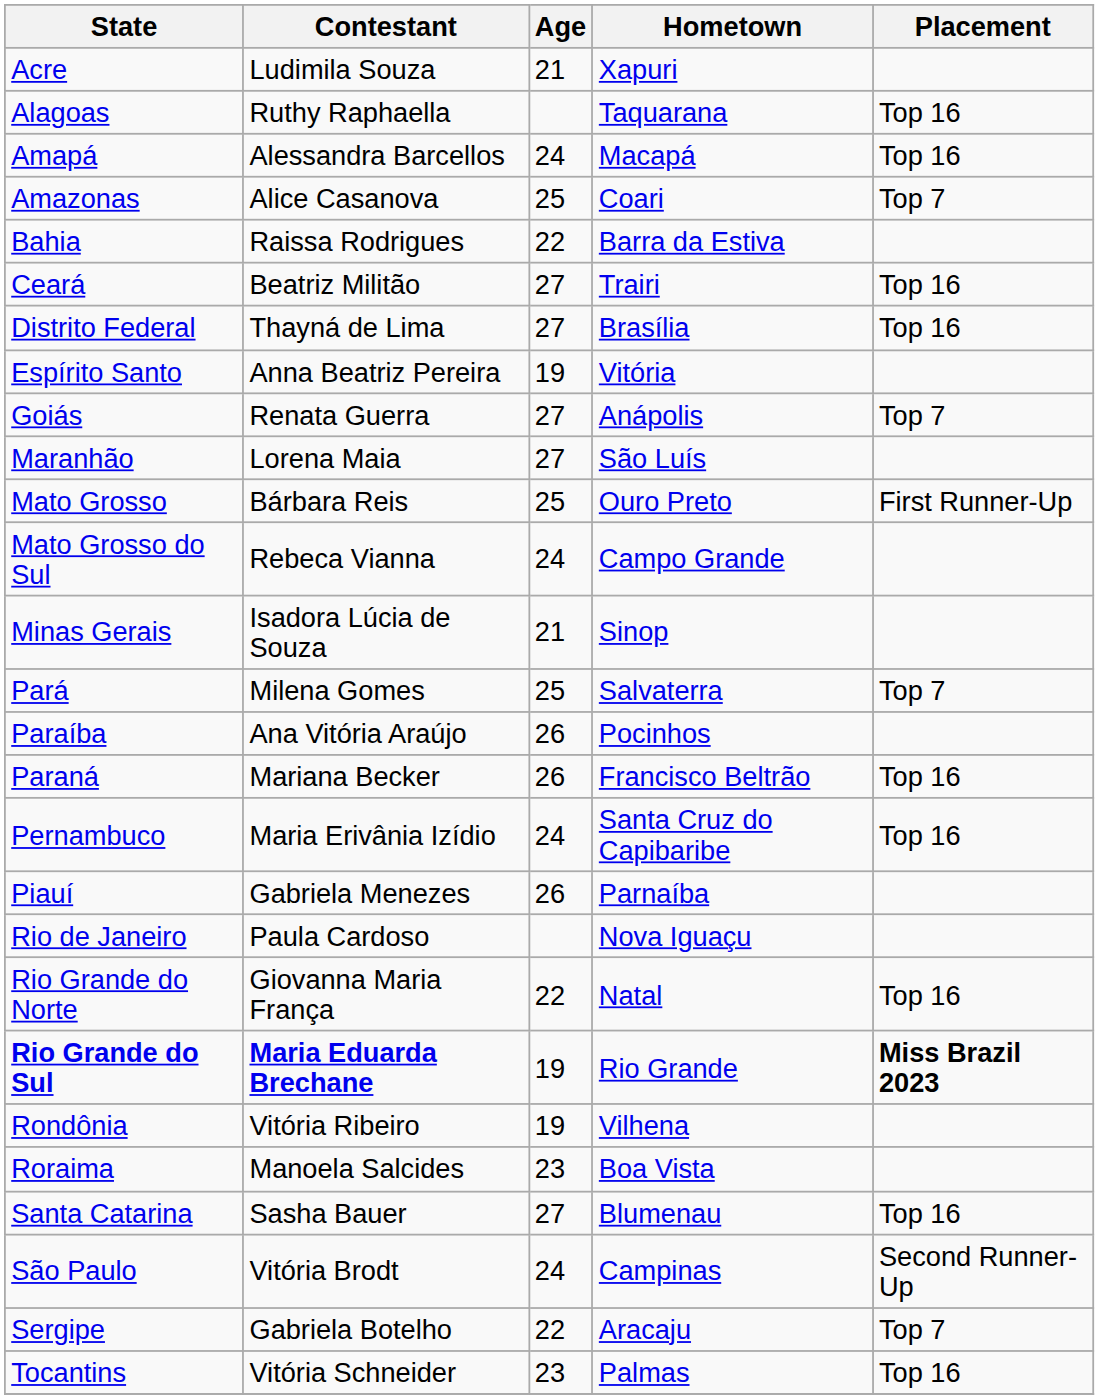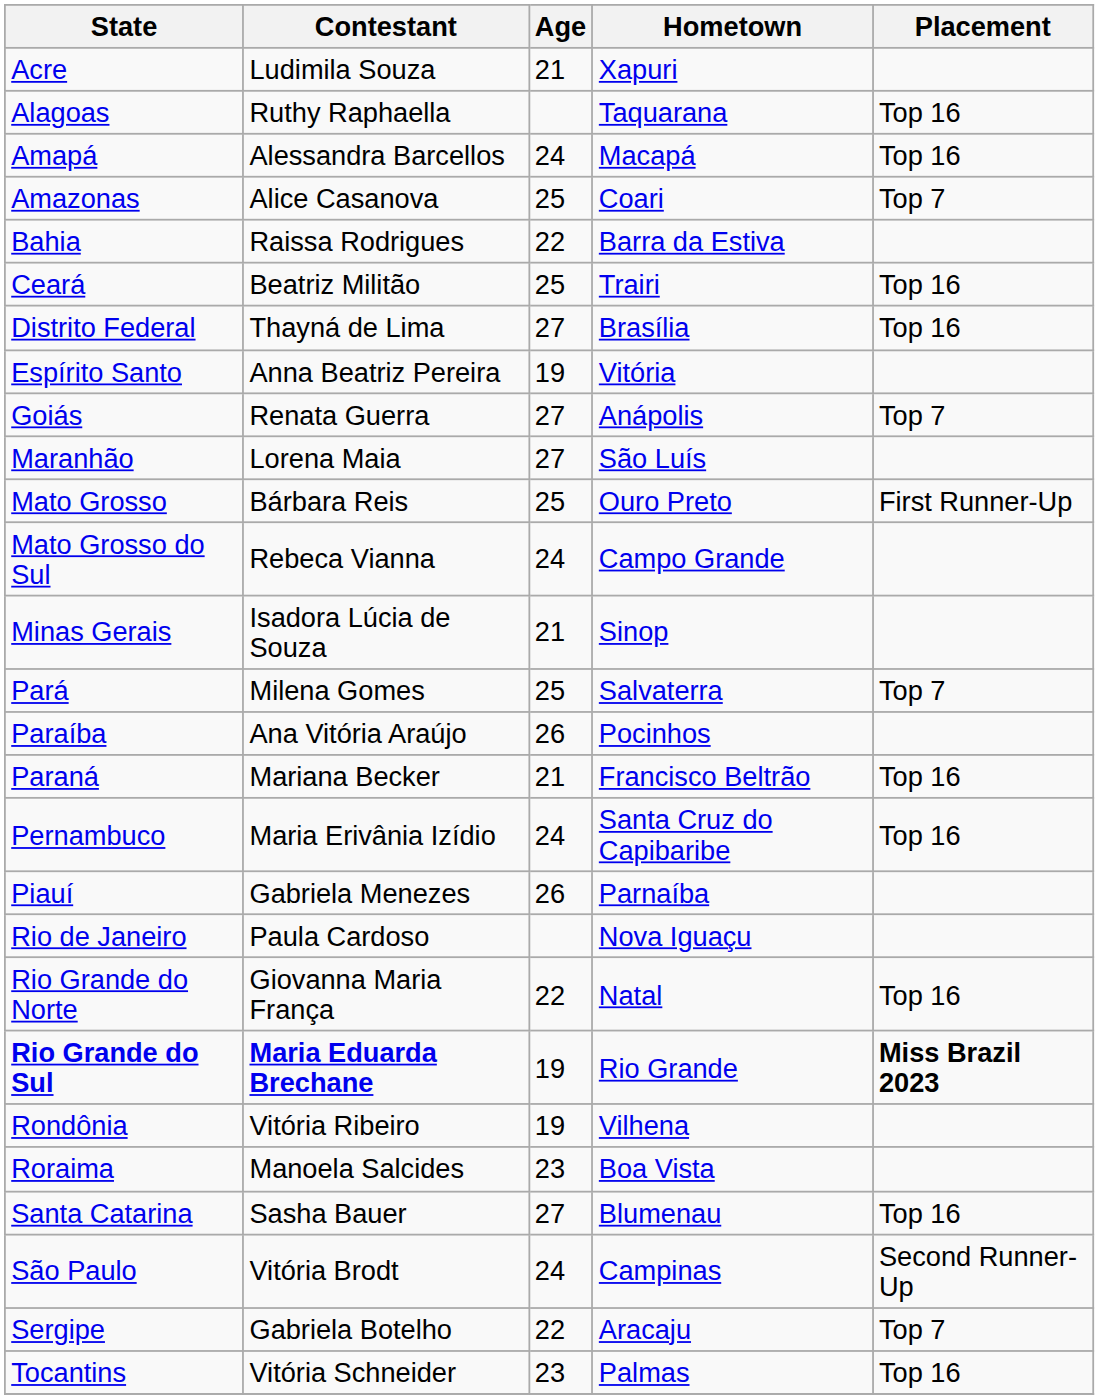(550, 285) 27 -> (550, 285) 25
(550, 777) 26 -> (550, 777) 21
